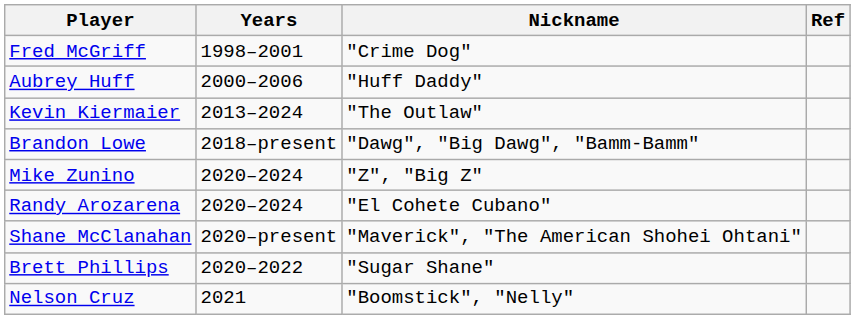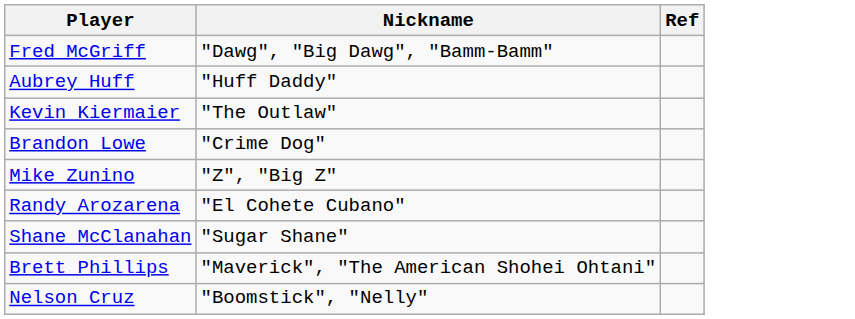- column: (269, 20)
(409, 51) "Crime Dog" -> (377, 51) "Dawg", "Big Dawg", "Bamm-Bamm"
(523, 144) "Dawg", "Big Dawg", "Bamm-Bamm" -> (263, 144) "Crime Dog"
(574, 237) "Maverick", "The American Shohei Ohtani" -> (275, 237) "Sugar Shane"
(420, 268) "Sugar Shane" -> (428, 268) "Maverick", "The American Shohei Ohtani"
